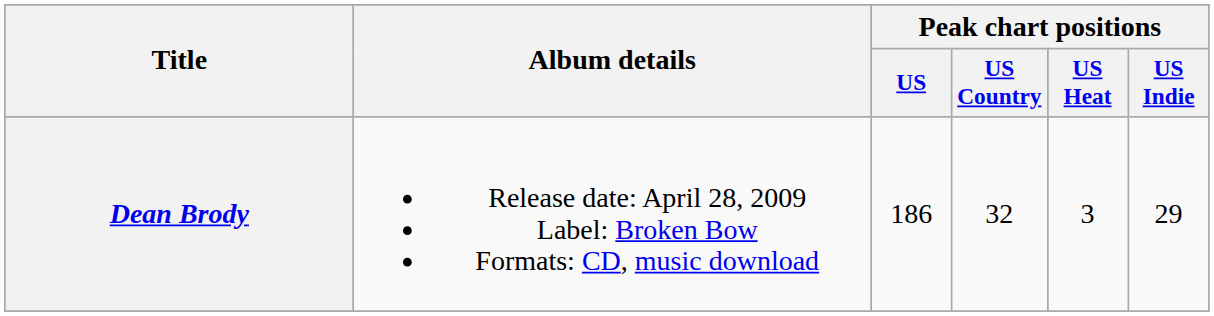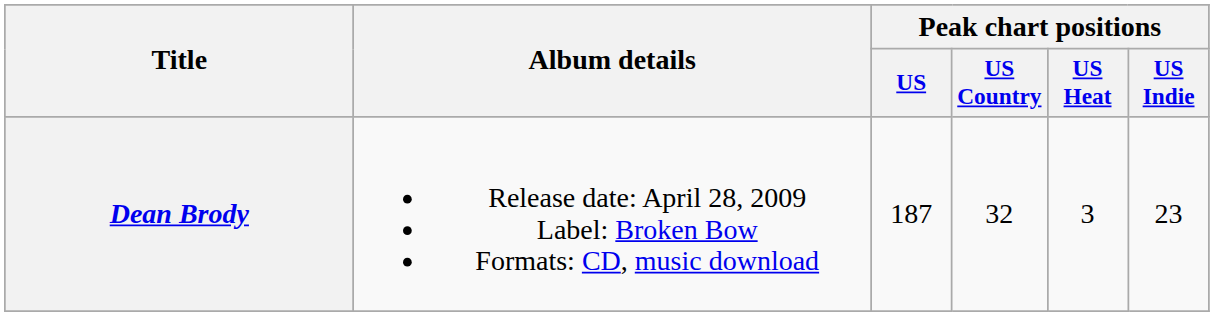(911, 213) 186 -> (911, 213) 187
(1169, 213) 29 -> (1169, 213) 23
